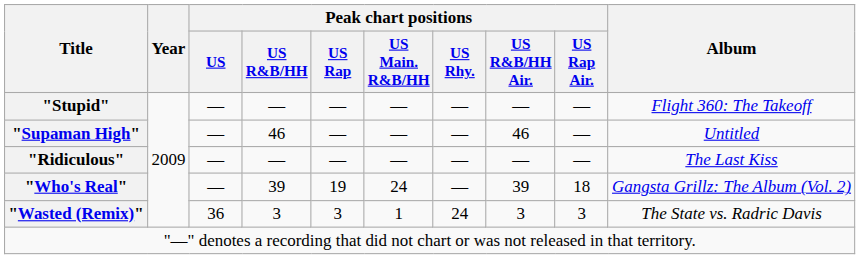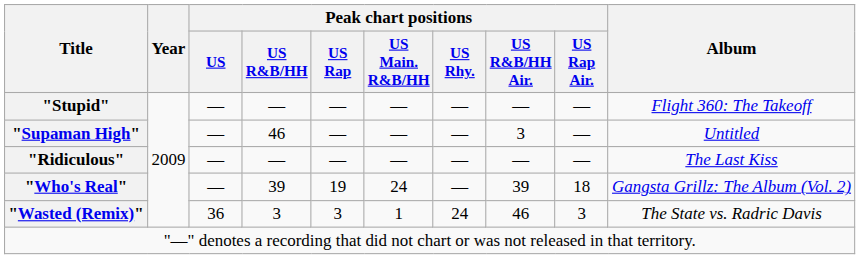(521, 132) 46 -> (521, 132) 3
(521, 213) 3 -> (521, 213) 46
